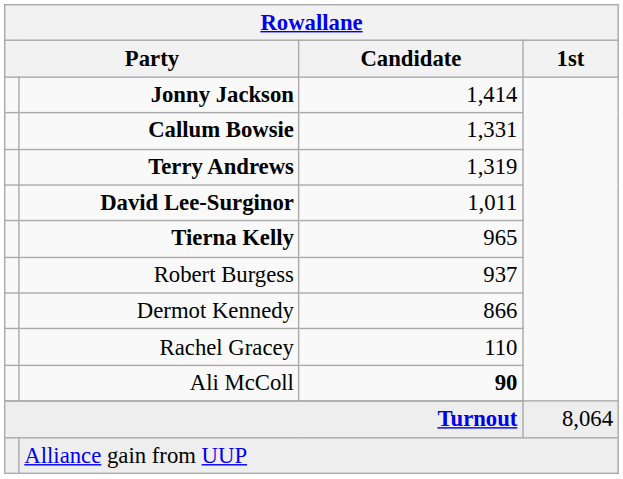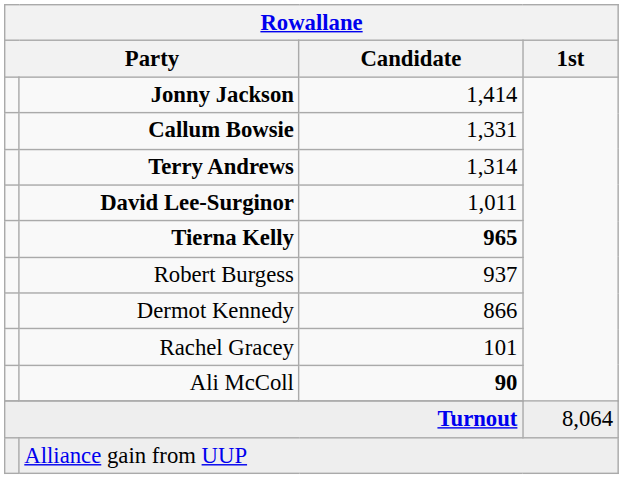(492, 166) 1,319 -> (492, 166) 1,314
(500, 238) normal -> (500, 238) bold
(501, 346) 110 -> (500, 346) 101
